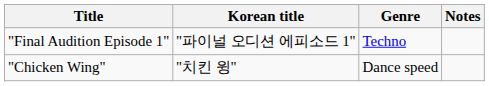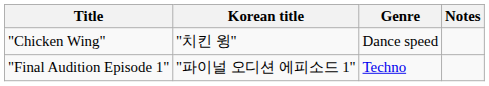rows swapped: (57, 67) <-> (89, 41)
